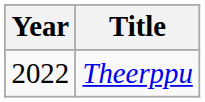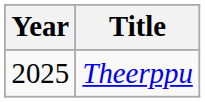(40, 73) 2022 -> (40, 73) 2025
